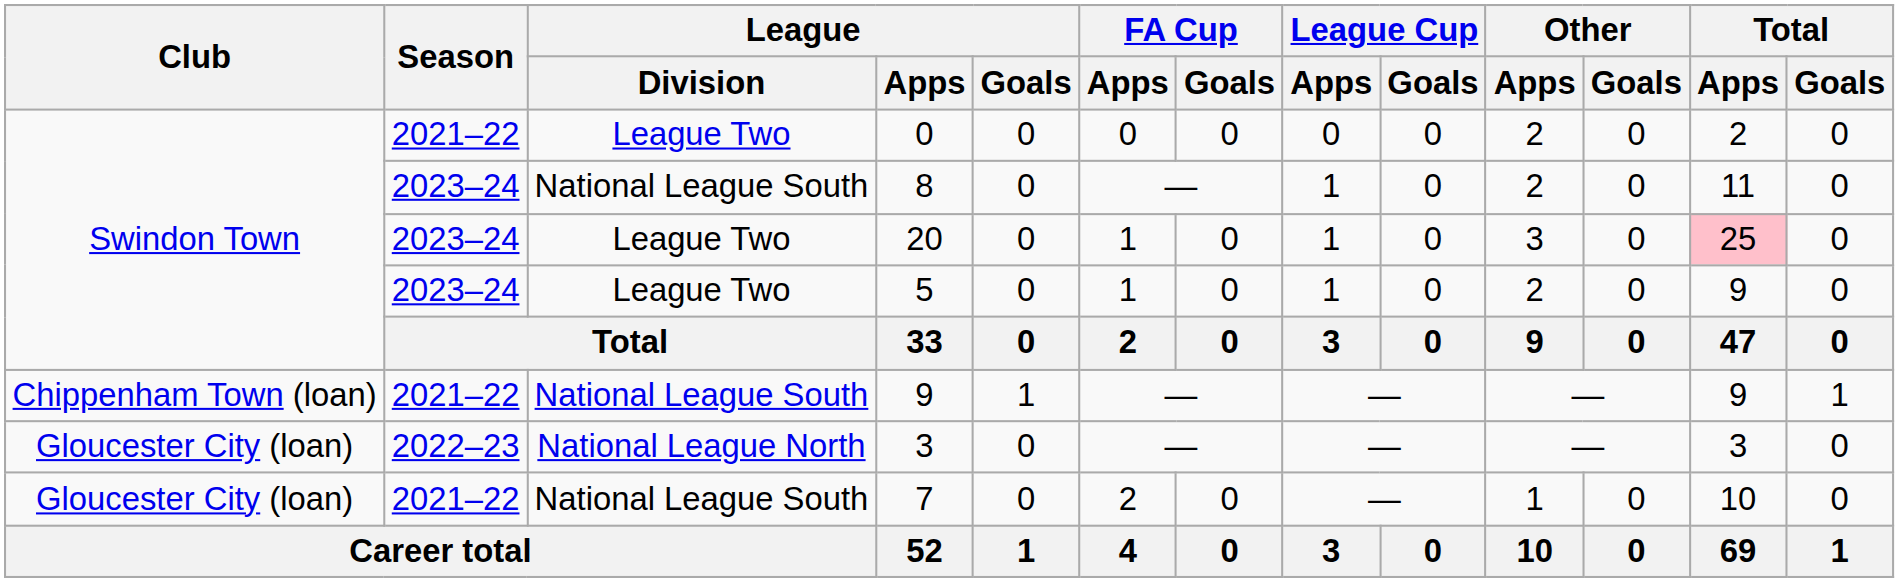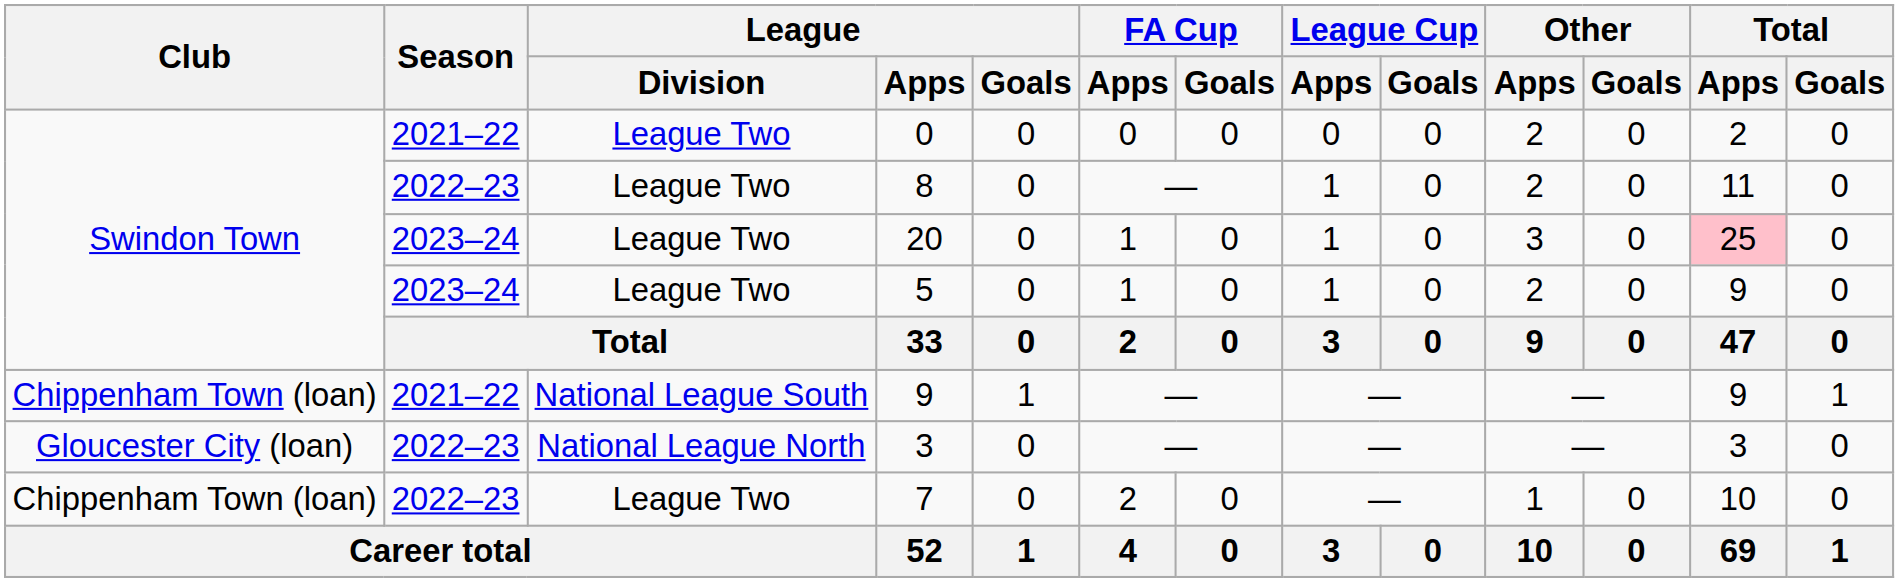(456, 186) 2023–24 -> (456, 186) 2022–23
(701, 186) National League South -> (701, 186) League Two
(195, 498) Gloucester City (loan) -> (195, 498) Chippenham Town (loan)
(456, 498) 2021–22 -> (456, 498) 2022–23
(701, 498) National League South -> (701, 498) League Two
